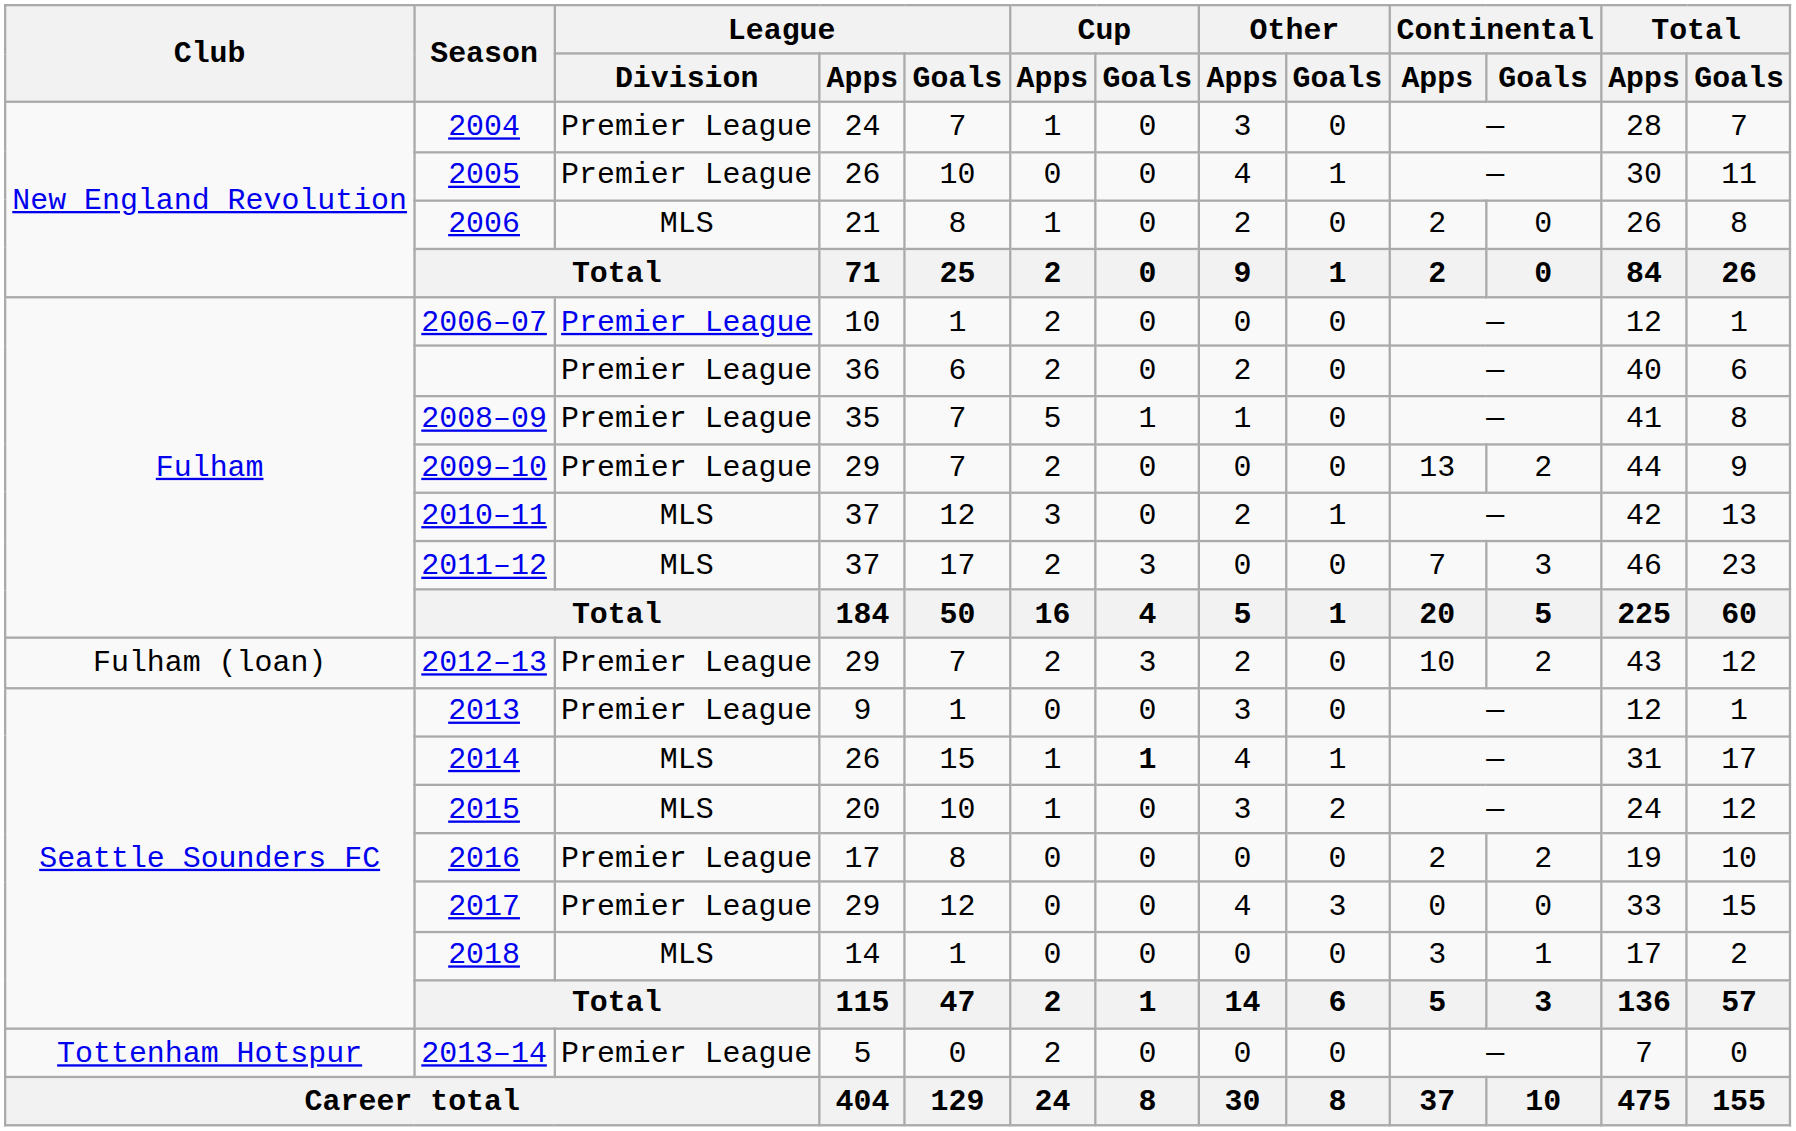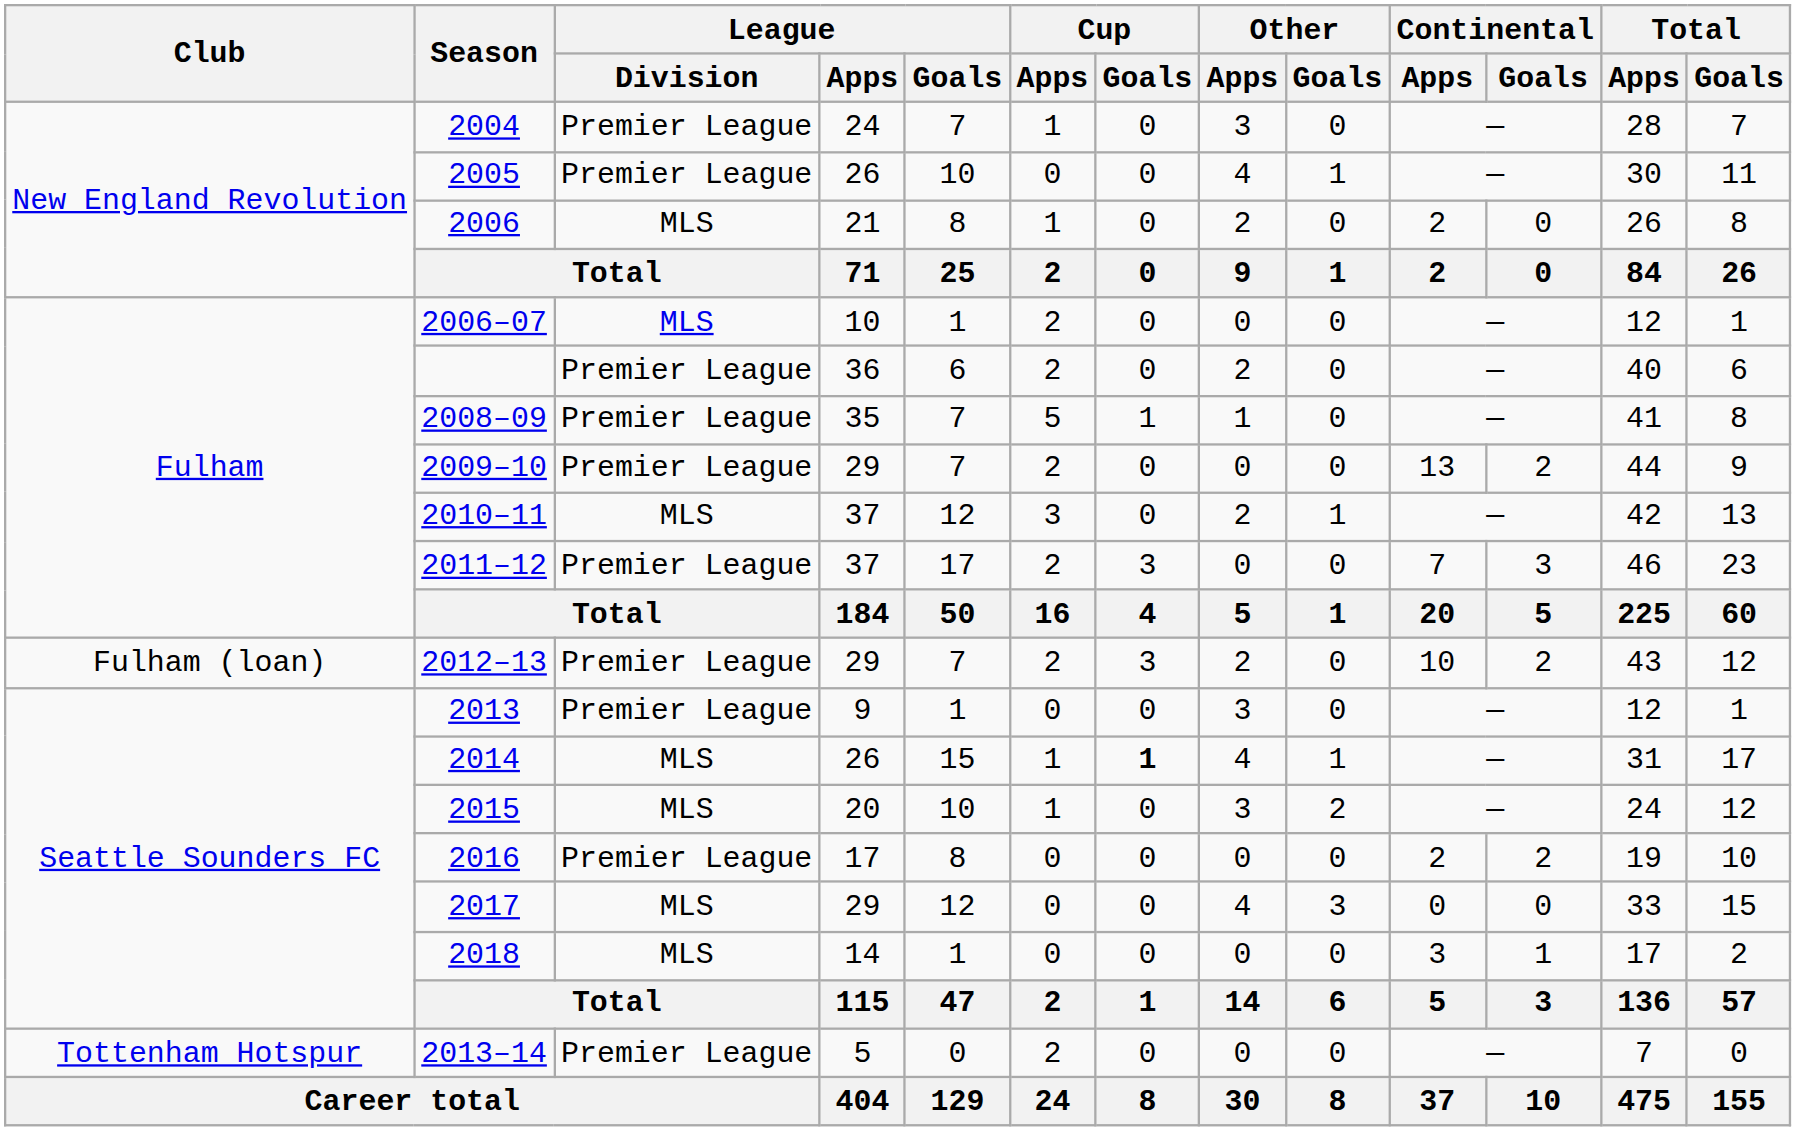(687, 322) Premier League -> (687, 322) MLS
(687, 566) MLS -> (687, 566) Premier League
(687, 907) Premier League -> (687, 907) MLS
